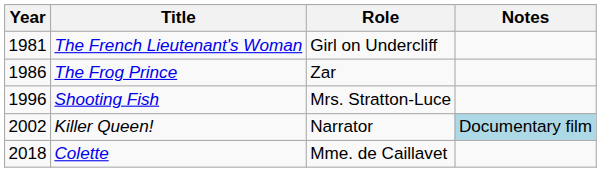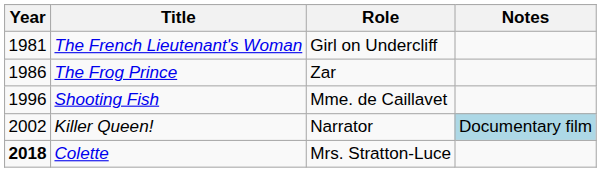(381, 99) Mrs. Stratton-Luce -> (379, 99) Mme. de Caillavet
(28, 153) normal -> (28, 153) bold
(379, 153) Mme. de Caillavet -> (381, 153) Mrs. Stratton-Luce
